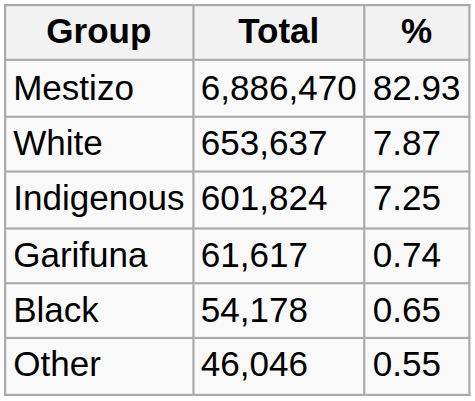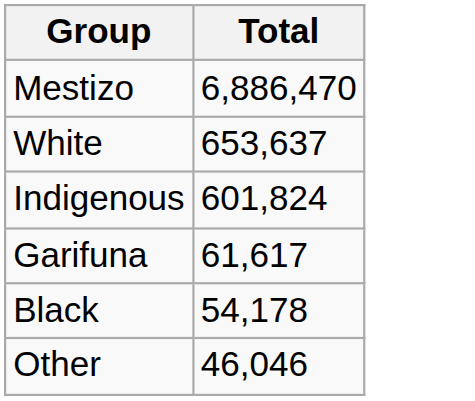- column: (417, 32)
